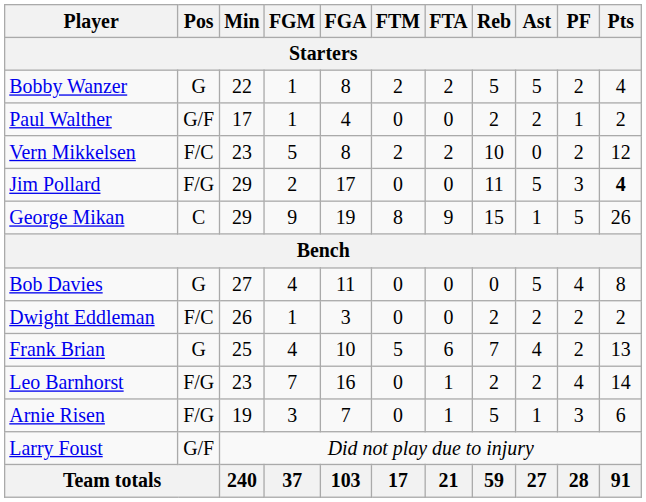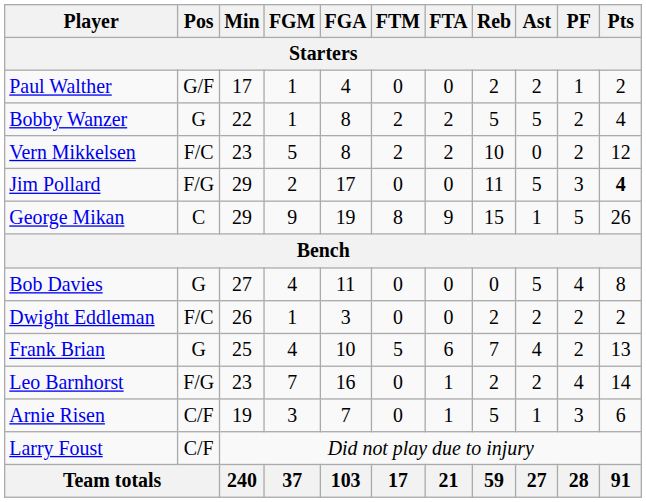rows swapped: (68, 86) <-> (61, 119)
(199, 415) F/G -> (199, 415) C/F
(199, 447) G/F -> (199, 447) C/F
